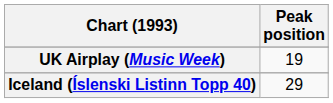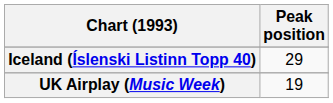rows swapped: (132, 85) <-> (132, 60)
